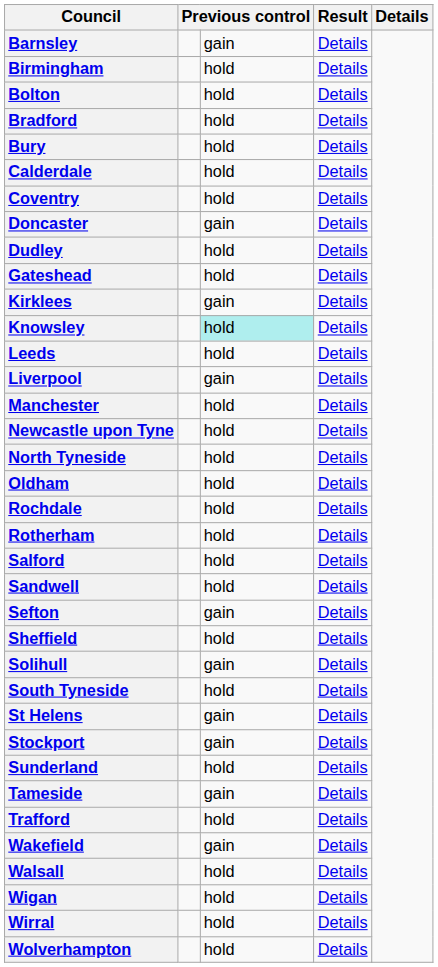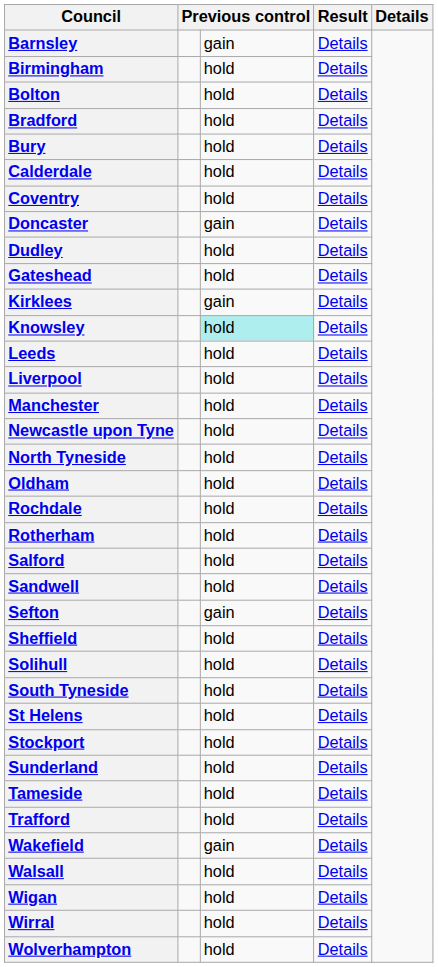(219, 379) gain -> (219, 379) hold
(219, 664) gain -> (219, 664) hold
(219, 716) gain -> (219, 716) hold
(219, 742) gain -> (219, 742) hold
(219, 793) gain -> (219, 793) hold
